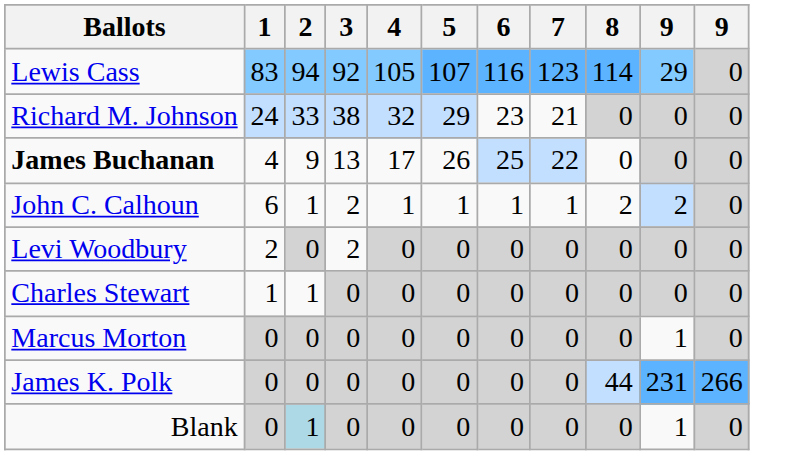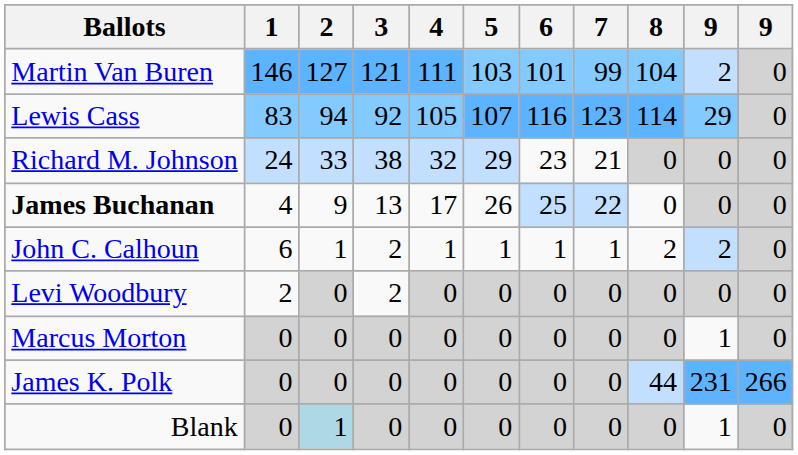+ row: (112, 71)
- row: (100, 293)
